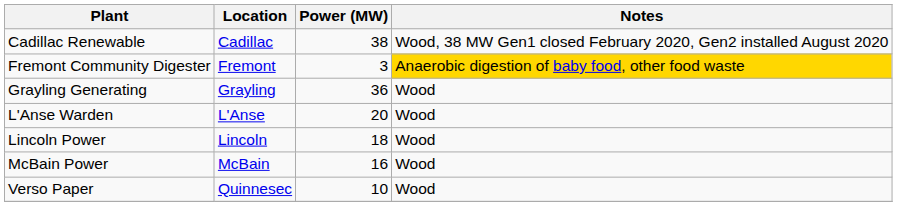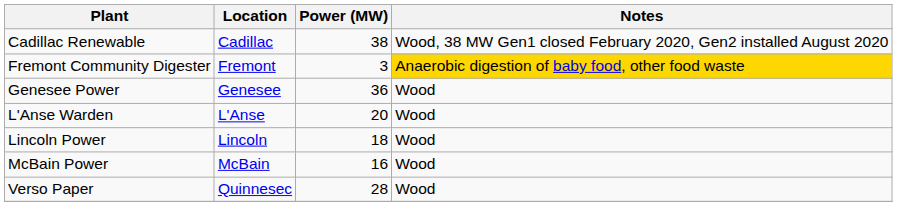+ row: (64, 90)
- row: (78, 90)
(379, 189) 10 -> (379, 189) 28
